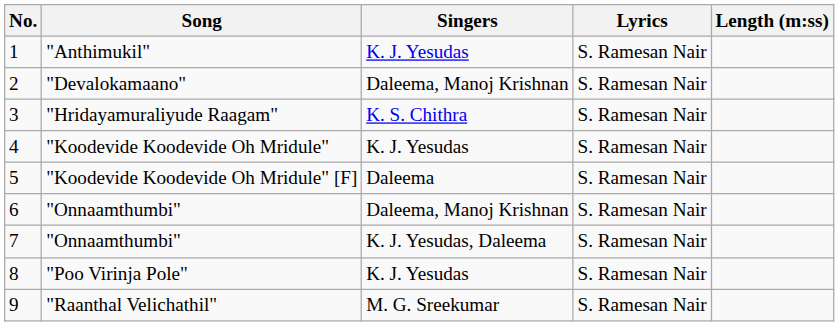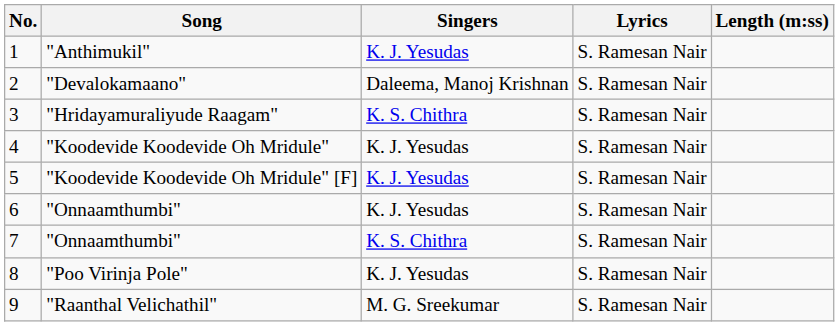(400, 178) Daleema -> (417, 178) K. J. Yesudas
(467, 209) Daleema, Manoj Krishnan -> (417, 209) K. J. Yesudas
(456, 241) K. J. Yesudas, Daleema -> (417, 241) K. S. Chithra
